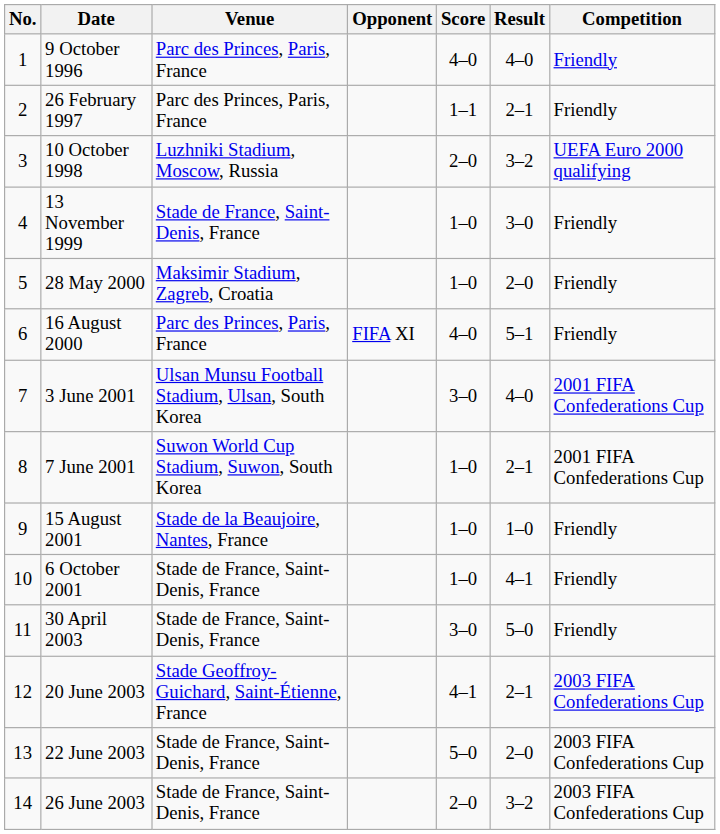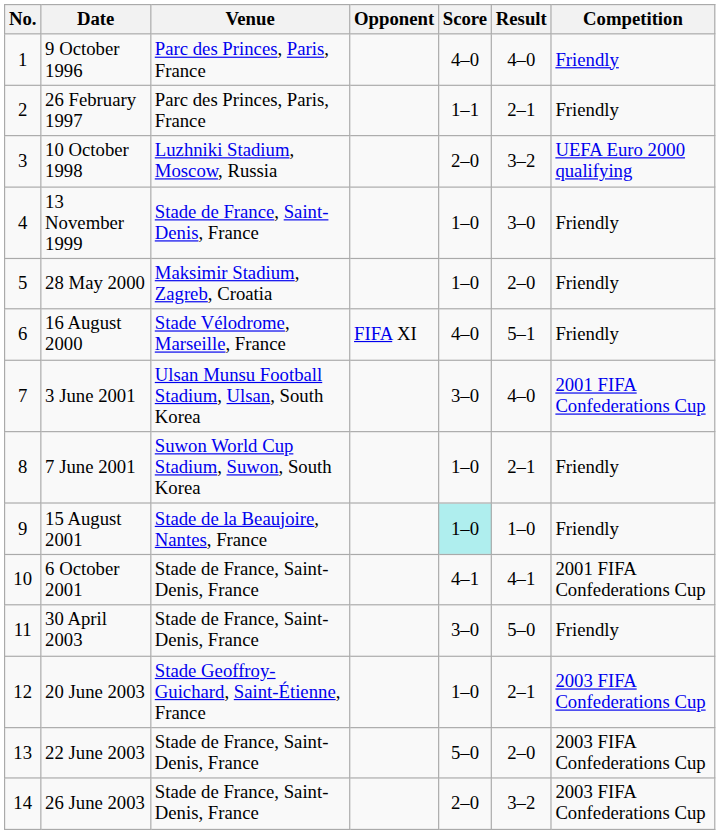(243, 334) Parc des Princes, Paris, France -> (222, 334) Stade Vélodrome, Marseille, France
(629, 467) 2001 FIFA Confederations Cup -> (587, 467) Friendly
(463, 528) no background -> (465, 528) paleturquoise background
(463, 579) 1–0 -> (465, 579) 4–1
(585, 579) Friendly -> (631, 579) 2001 FIFA Confederations Cup
(463, 691) 4–1 -> (465, 691) 1–0
